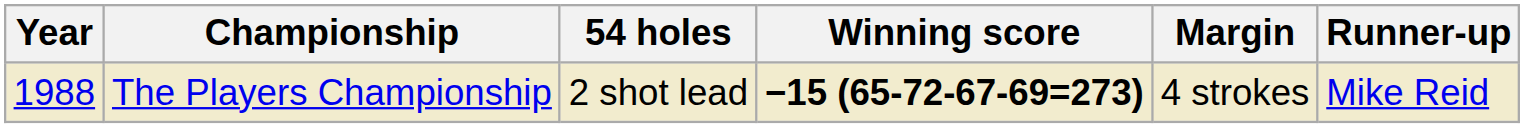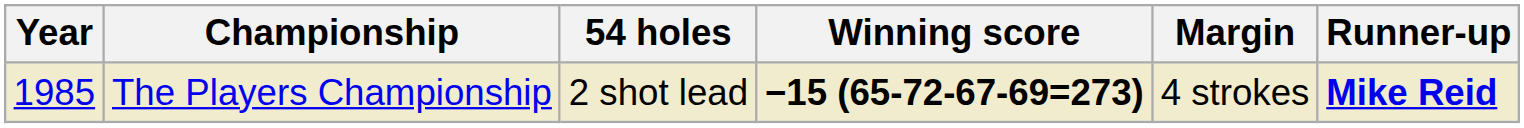(54, 91) 1988 -> (54, 91) 1985
(1408, 91) normal -> (1412, 91) bold
